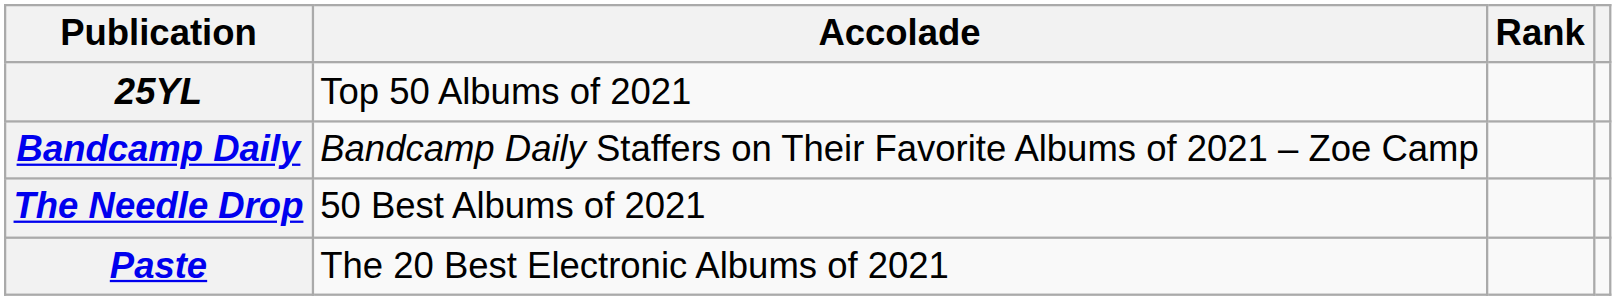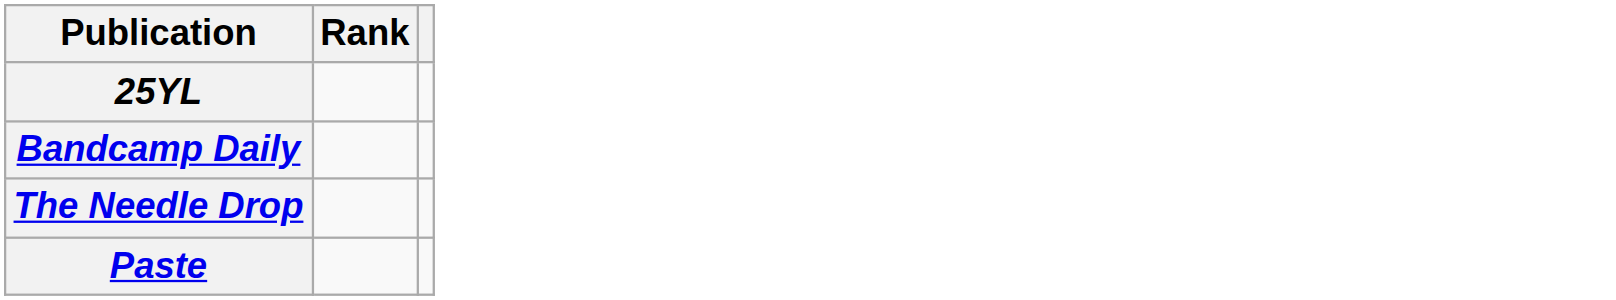- column: (899, 33)
